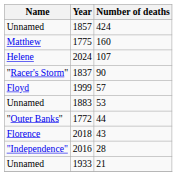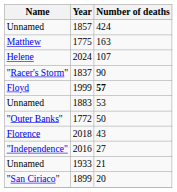(103, 42) 160 -> (103, 42) 163
(101, 88) normal -> (101, 88) bold
(101, 118) 44 -> (101, 118) 50
(101, 149) 28 -> (101, 149) 27
+ row: (82, 179)
